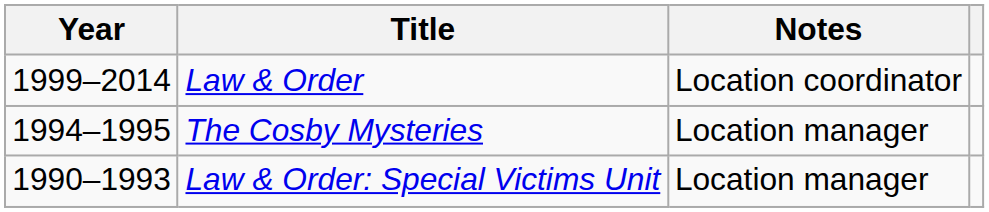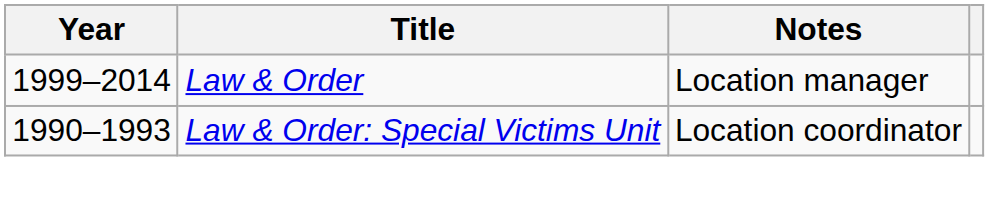(818, 79) Location coordinator -> (802, 79) Location manager
- row: (334, 130)
(802, 180) Location manager -> (818, 130) Location coordinator
